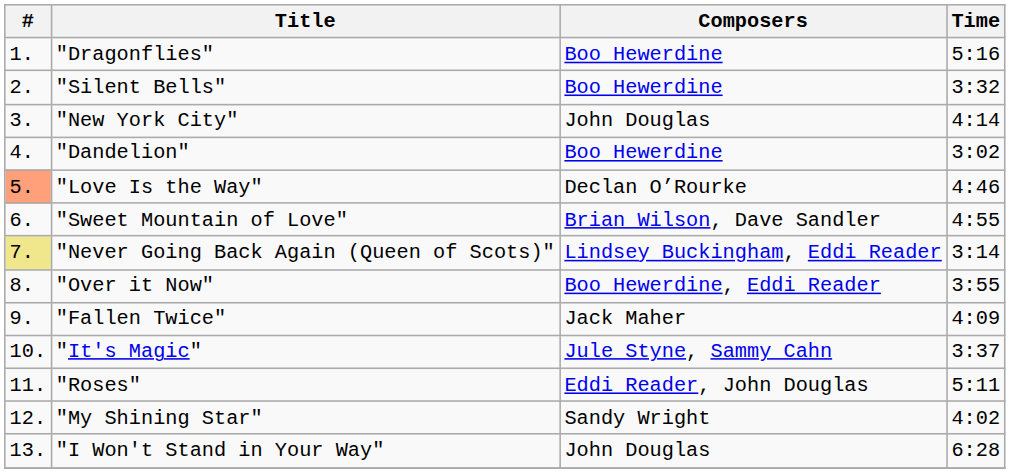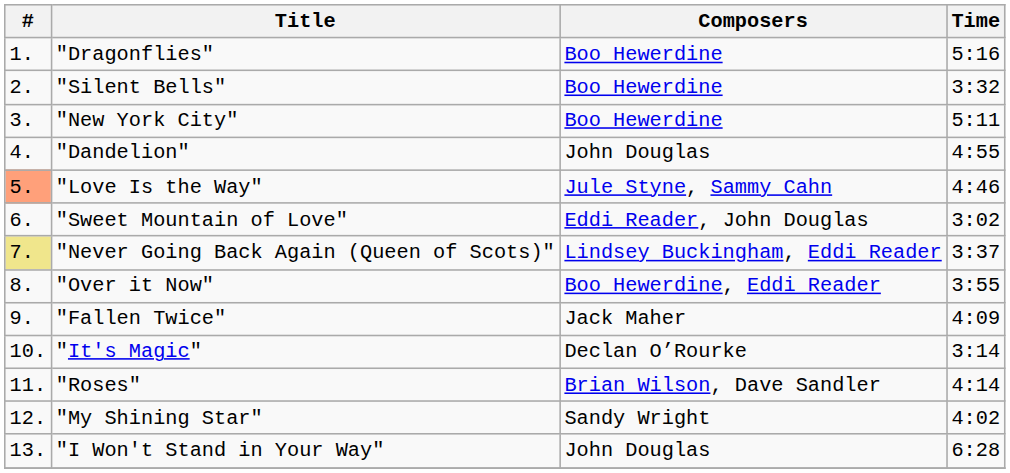(637, 120) John Douglas -> (644, 120) Boo Hewerdine
(976, 120) 4:14 -> (976, 120) 5:11
(644, 154) Boo Hewerdine -> (637, 154) John Douglas
(976, 154) 3:02 -> (976, 154) 4:55
(656, 187) Declan O’Rourke -> (698, 187) Jule Styne, Sammy Cahn
(723, 220) Brian Wilson, Dave Sandler -> (717, 220) Eddi Reader, John Douglas
(976, 220) 4:55 -> (976, 220) 3:02
(976, 253) 3:14 -> (976, 253) 3:37
(698, 352) Jule Styne, Sammy Cahn -> (656, 352) Declan O’Rourke
(976, 352) 3:37 -> (976, 352) 3:14
(717, 385) Eddi Reader, John Douglas -> (723, 385) Brian Wilson, Dave Sandler
(976, 385) 5:11 -> (976, 385) 4:14
